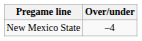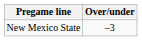(110, 28) –4 -> (110, 28) –3
